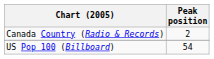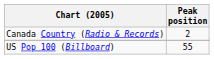(188, 47) 54 -> (188, 47) 55
